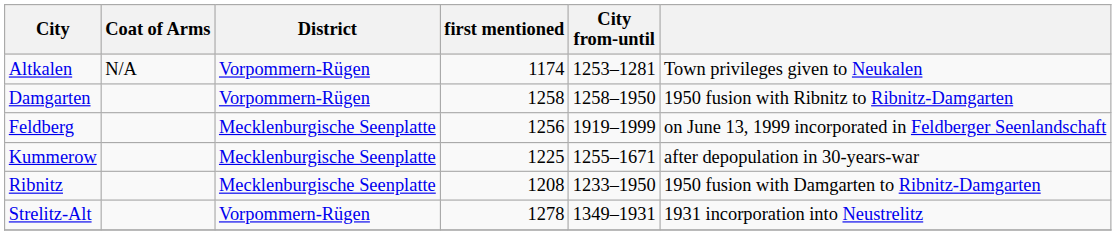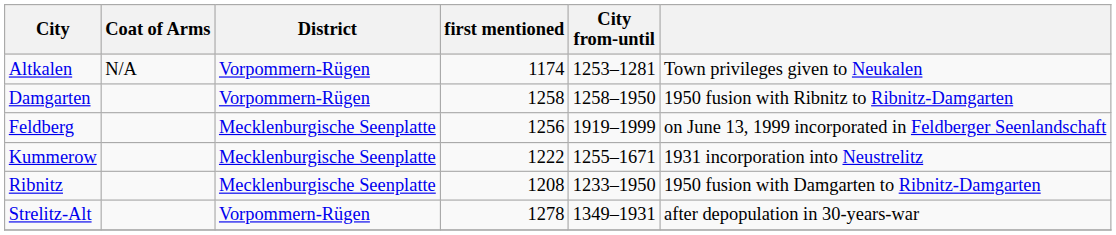(546, 156) 1225 -> (546, 156) 1222
(792, 156) after depopulation in 30-years-war -> (794, 156) 1931 incorporation into Neustrelitz
(794, 214) 1931 incorporation into Neustrelitz -> (792, 214) after depopulation in 30-years-war
